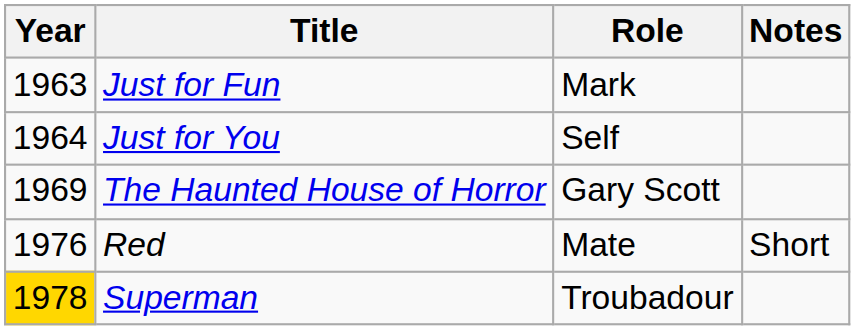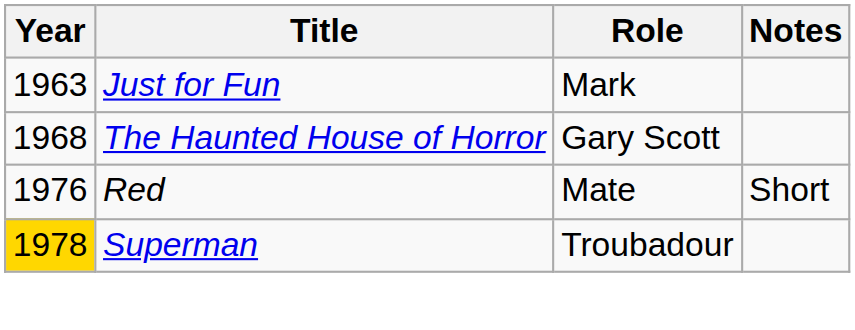- row: (191, 137)
(50, 191) 1969 -> (50, 137) 1968
